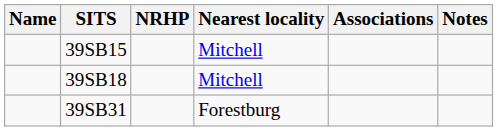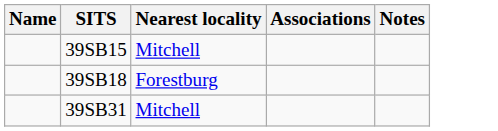- column: (162, 19)
(230, 79) Mitchell -> (177, 79) Forestburg
(239, 110) Forestburg -> (168, 110) Mitchell
